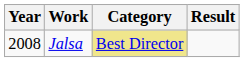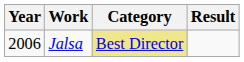(25, 43) 2008 -> (25, 43) 2006
